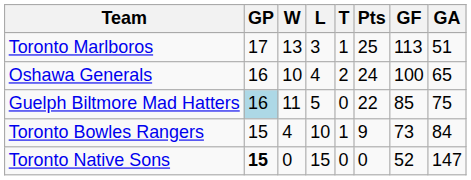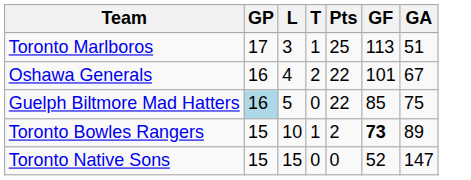- column: (292, 18)
(368, 75) 24 -> (340, 75) 22
(409, 75) 100 -> (381, 75) 101
(442, 75) 65 -> (414, 75) 67
(363, 132) 9 -> (335, 132) 2
(404, 132) normal -> (376, 132) bold
(442, 132) 84 -> (414, 132) 89
(258, 160) bold -> (258, 160) normal
